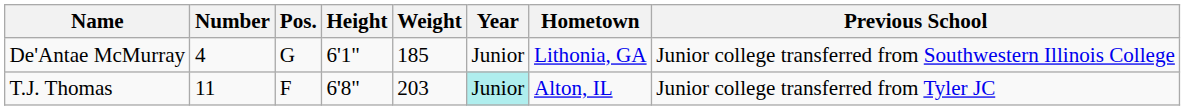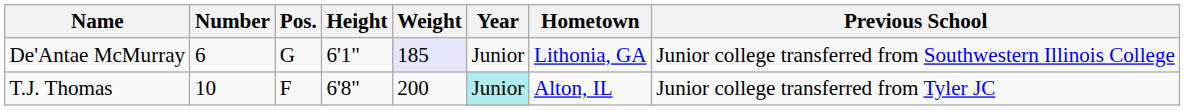(200, 54) 4 -> (200, 54) 6
(413, 54) no background -> (413, 54) lavender background
(205, 88) 11 -> (205, 88) 10
(413, 88) 203 -> (413, 88) 200
